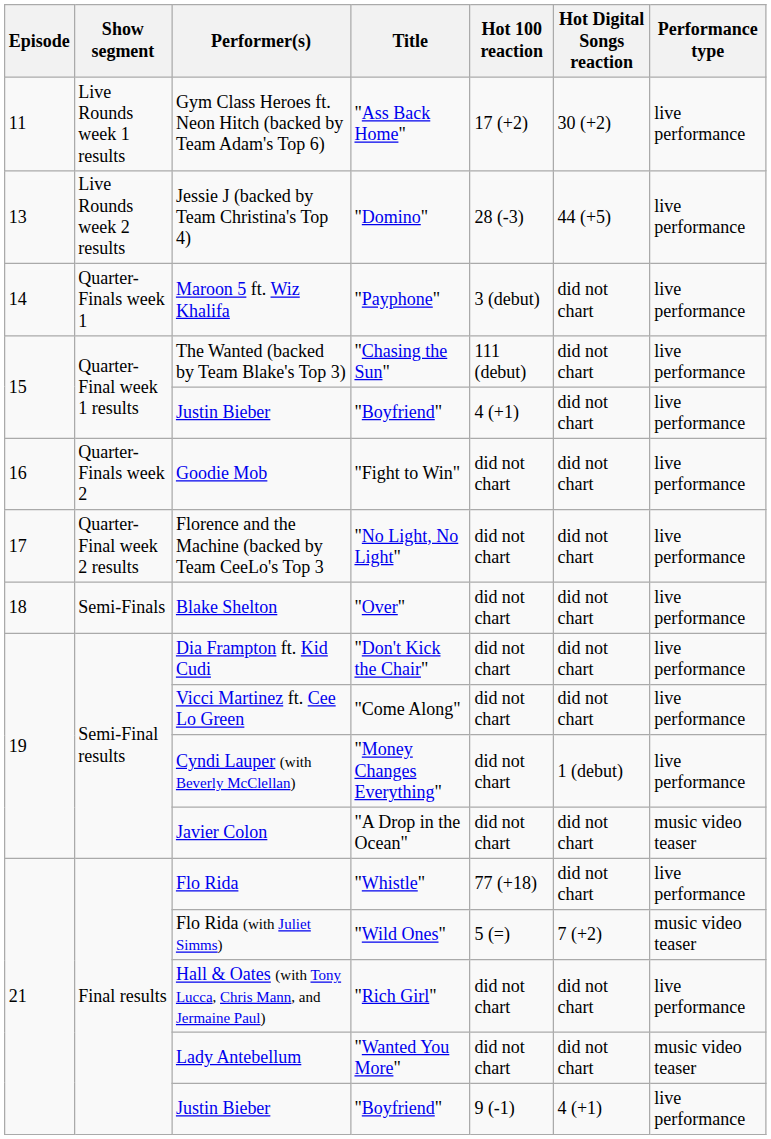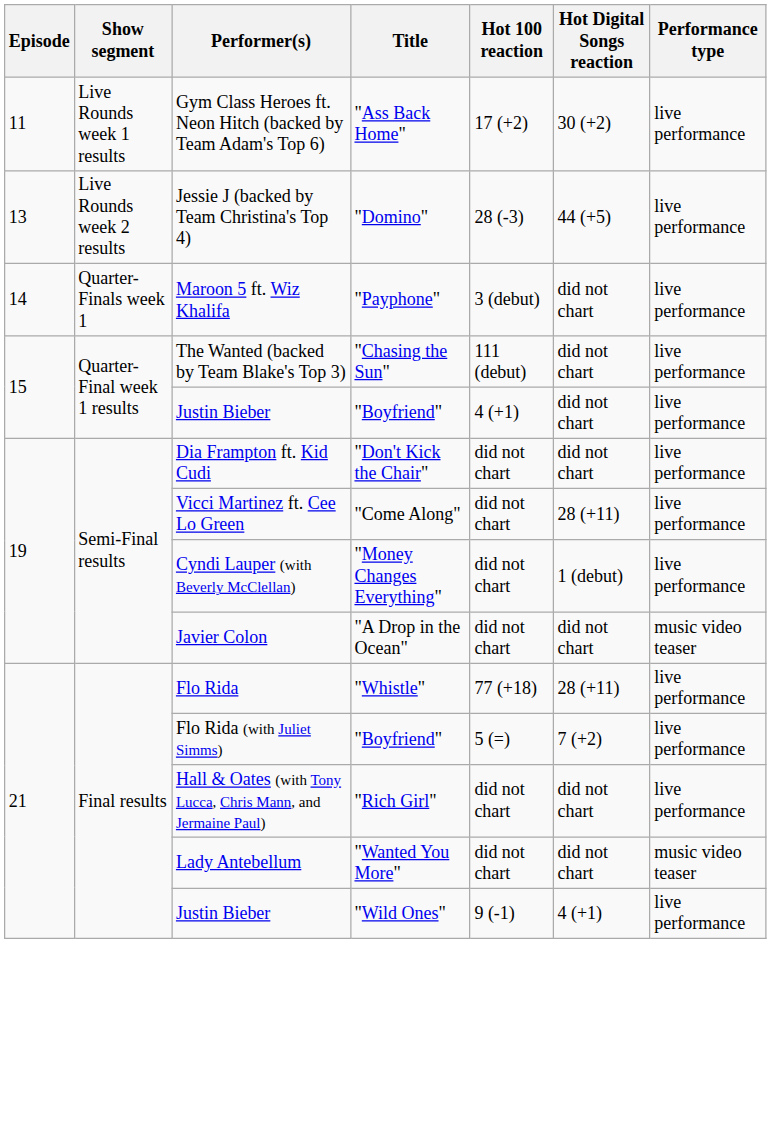- row: (18, 474)
- row: (18, 546)
- row: (18, 607)
(583, 709) did not chart -> (588, 514) 28 (+11)
(583, 883) did not chart -> (588, 688) 28 (+11)
(400, 934) "Wild Ones" -> (398, 739) "Boyfriend"
(698, 934) music video teaser -> (700, 739) live performance
(398, 1108) "Boyfriend" -> (400, 913) "Wild Ones"
